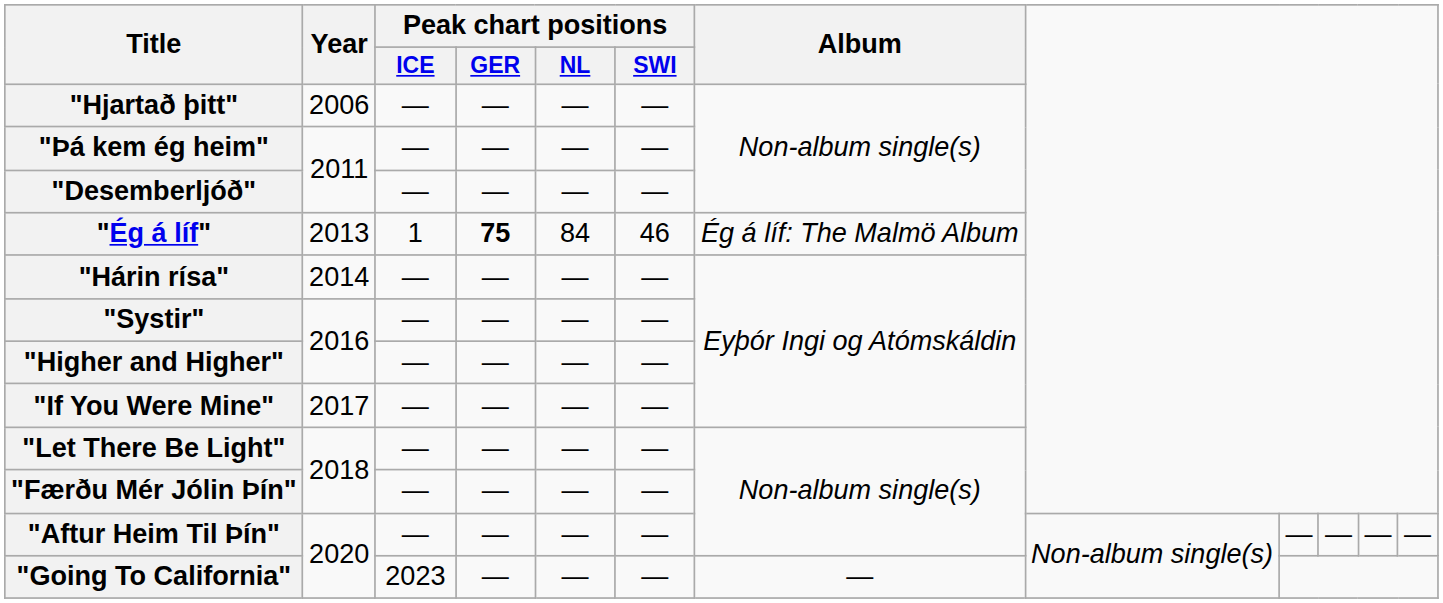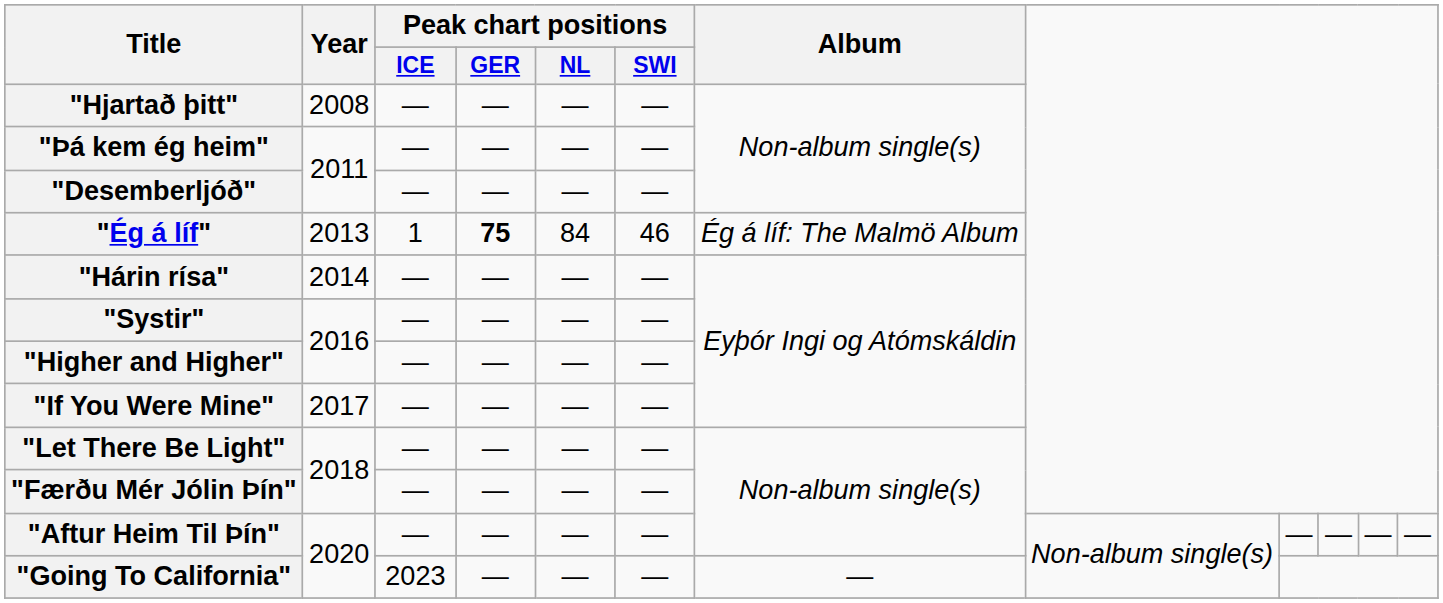(339, 105) 2006 -> (339, 105) 2008
